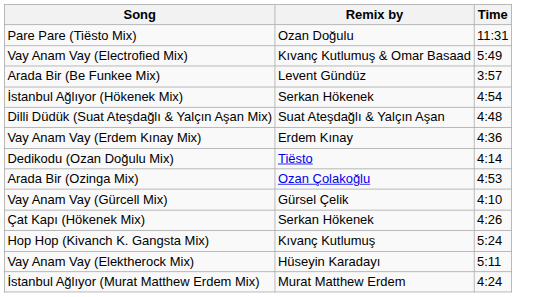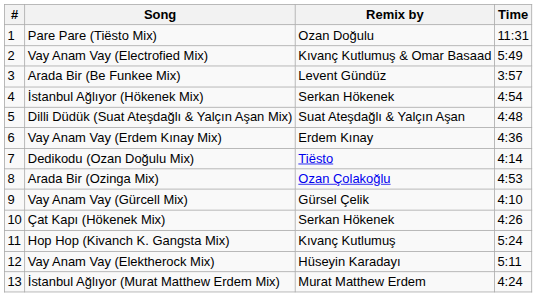+ column: (15, 14)
